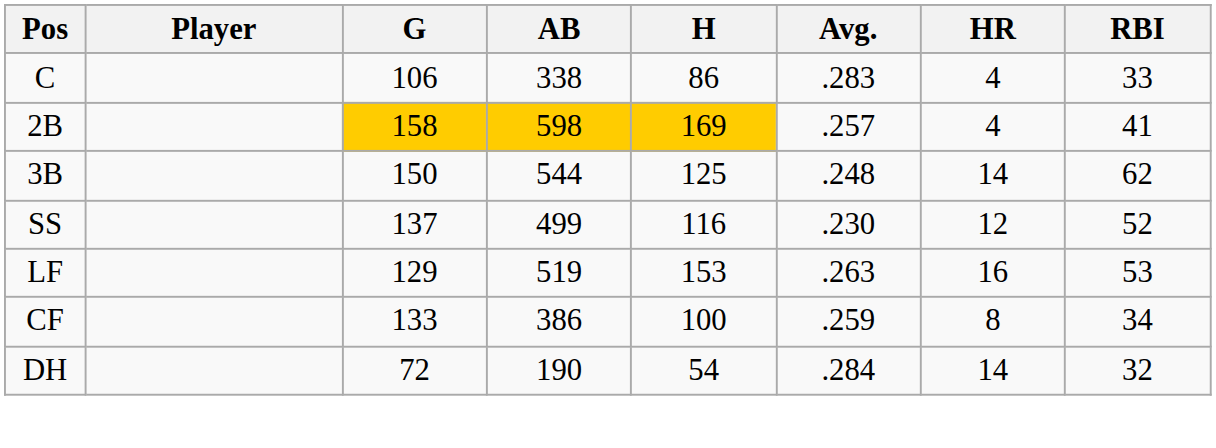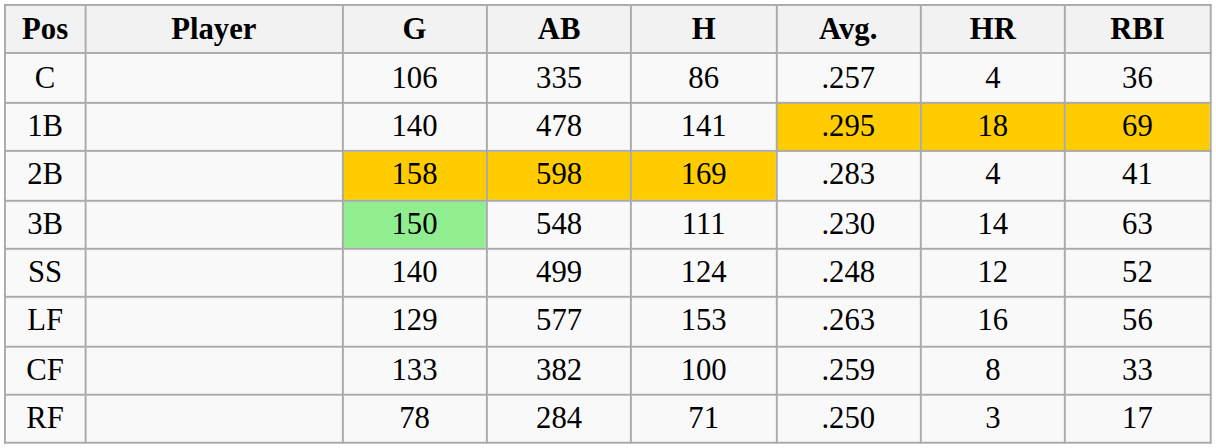(559, 77) 338 -> (559, 77) 335
(848, 77) .283 -> (848, 77) .257
(1137, 77) 33 -> (1137, 77) 36
+ row: (45, 126)
(848, 126) .257 -> (848, 175) .283
(415, 175) no background -> (415, 223) lightgreen background
(559, 175) 544 -> (559, 223) 548
(704, 175) 125 -> (704, 223) 111
(848, 175) .248 -> (848, 223) .230
(1137, 175) 62 -> (1137, 223) 63
(415, 223) 137 -> (415, 272) 140
(704, 223) 116 -> (704, 272) 124
(848, 223) .230 -> (848, 272) .248
(559, 272) 519 -> (559, 321) 577
(1137, 272) 53 -> (1137, 321) 56
(559, 321) 386 -> (559, 369) 382
(1137, 321) 34 -> (1137, 369) 33
+ row: (45, 418)
- row: (45, 369)
